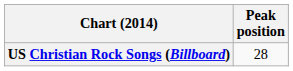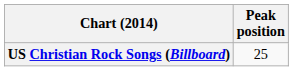(261, 54) 28 -> (261, 54) 25
